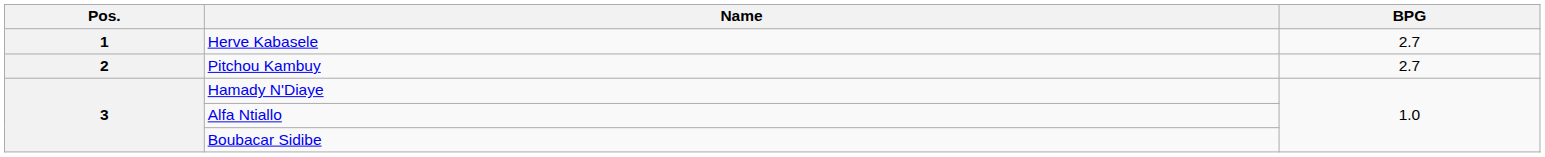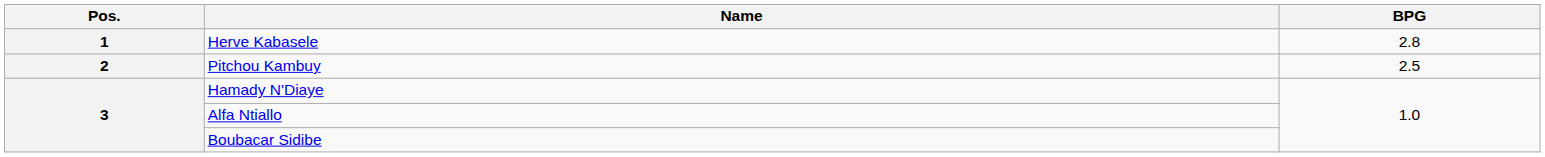(1409, 41) 2.7 -> (1409, 41) 2.8
(1409, 66) 2.7 -> (1409, 66) 2.5
